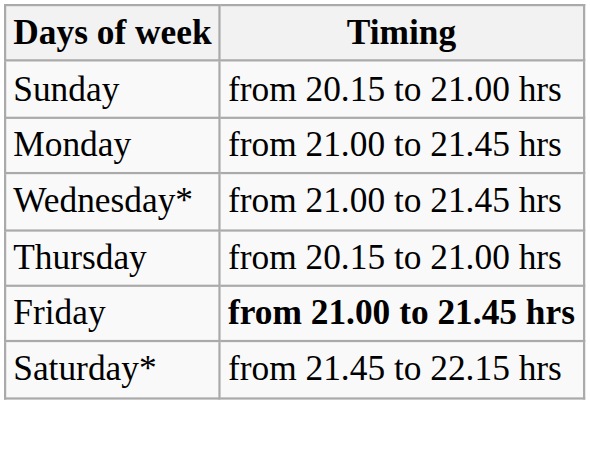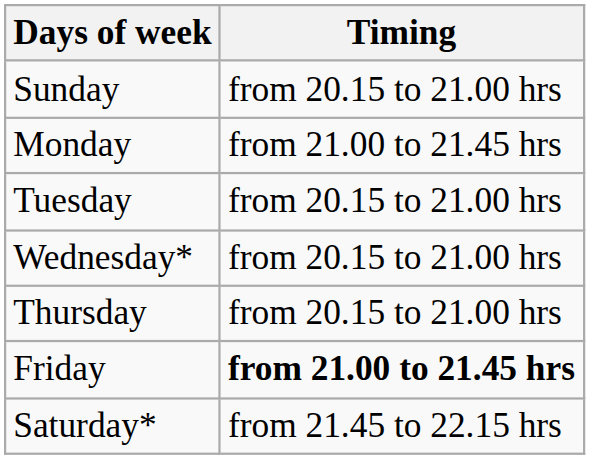+ row: (73, 200)
(395, 200) from 21.00 to 21.45 hrs -> (395, 256) from 20.15 to 21.00 hrs
